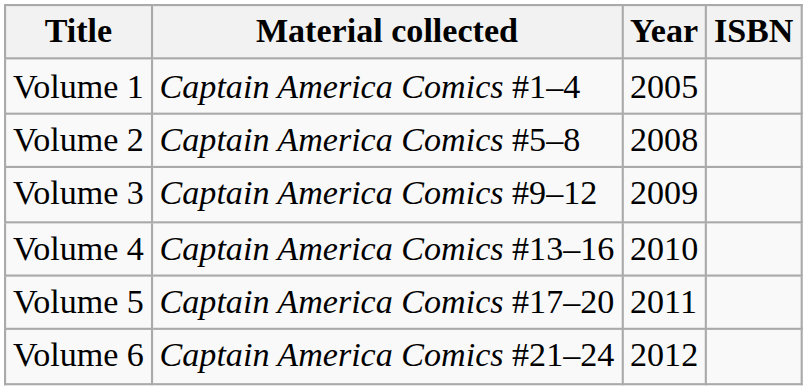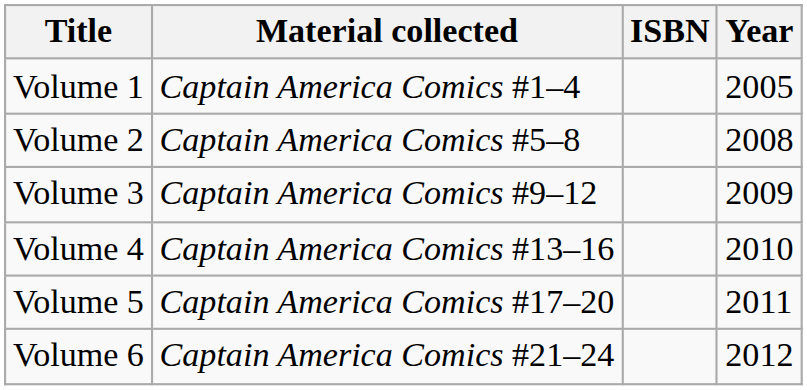columns swapped: (664, 31) <-> (754, 31)
